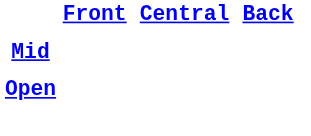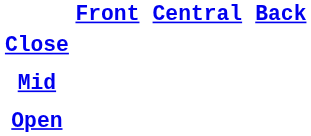+ row: (37, 45)
